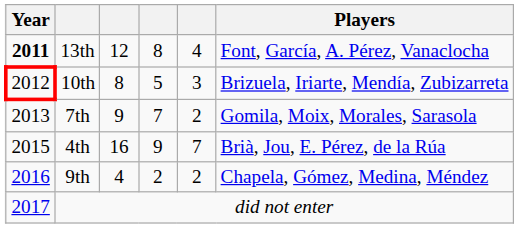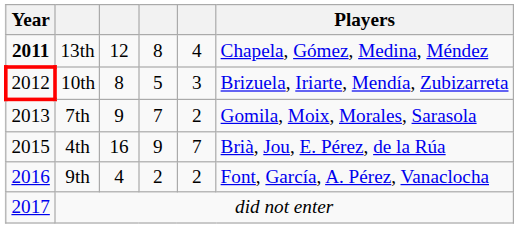(355, 50) Font, García, A. Pérez, Vanaclocha -> (354, 50) Chapela, Gómez, Medina, Méndez
(354, 176) Chapela, Gómez, Medina, Méndez -> (355, 176) Font, García, A. Pérez, Vanaclocha
